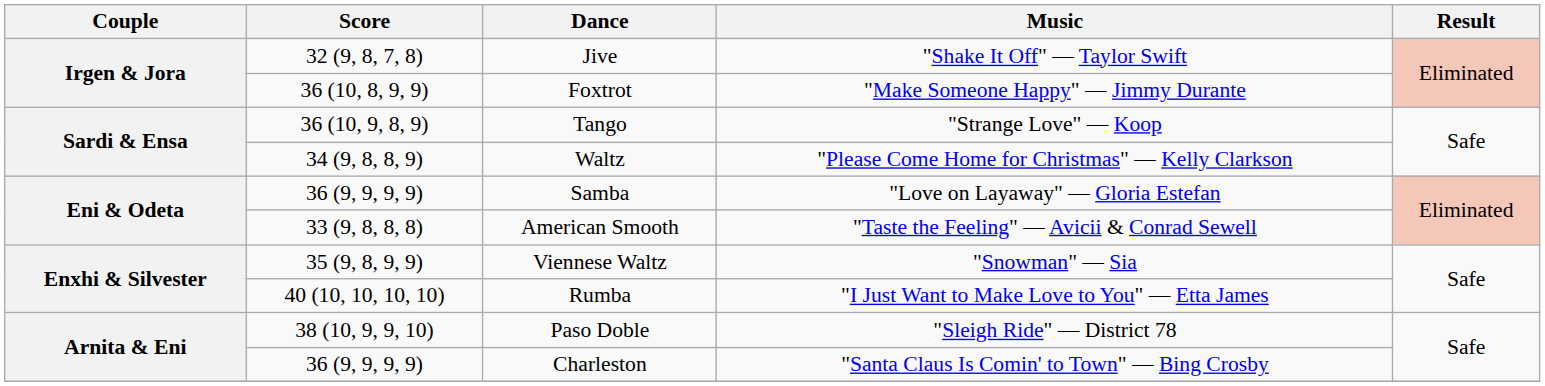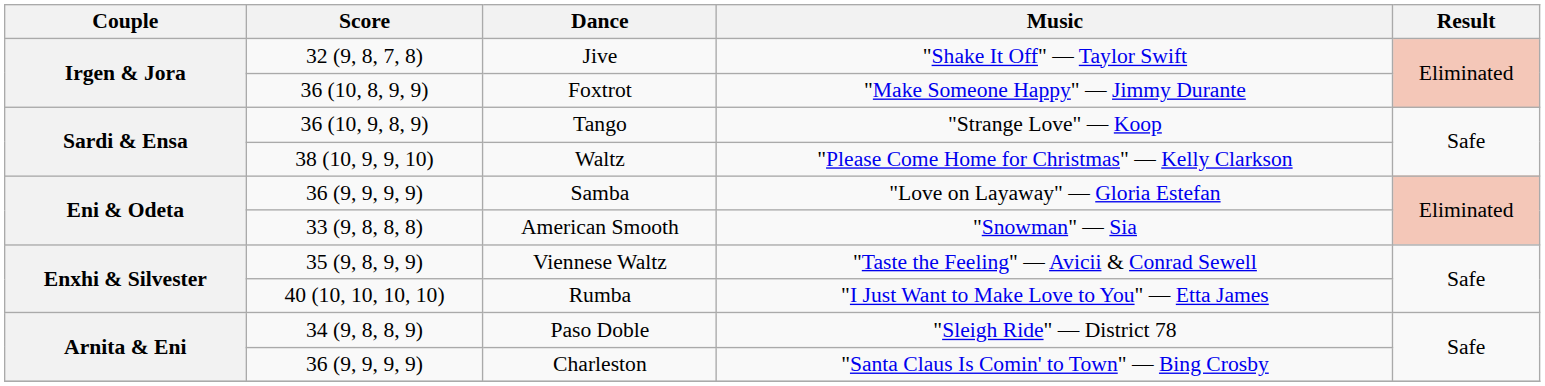(364, 158) 34 (9, 8, 8, 9) -> (364, 158) 38 (10, 9, 9, 10)
(1055, 227) "Taste the Feeling" — Avicii & Conrad Sewell -> (1055, 227) "Snowman" — Sia
(1055, 261) "Snowman" — Sia -> (1055, 261) "Taste the Feeling" — Avicii & Conrad Sewell
(364, 329) 38 (10, 9, 9, 10) -> (364, 329) 34 (9, 8, 8, 9)
